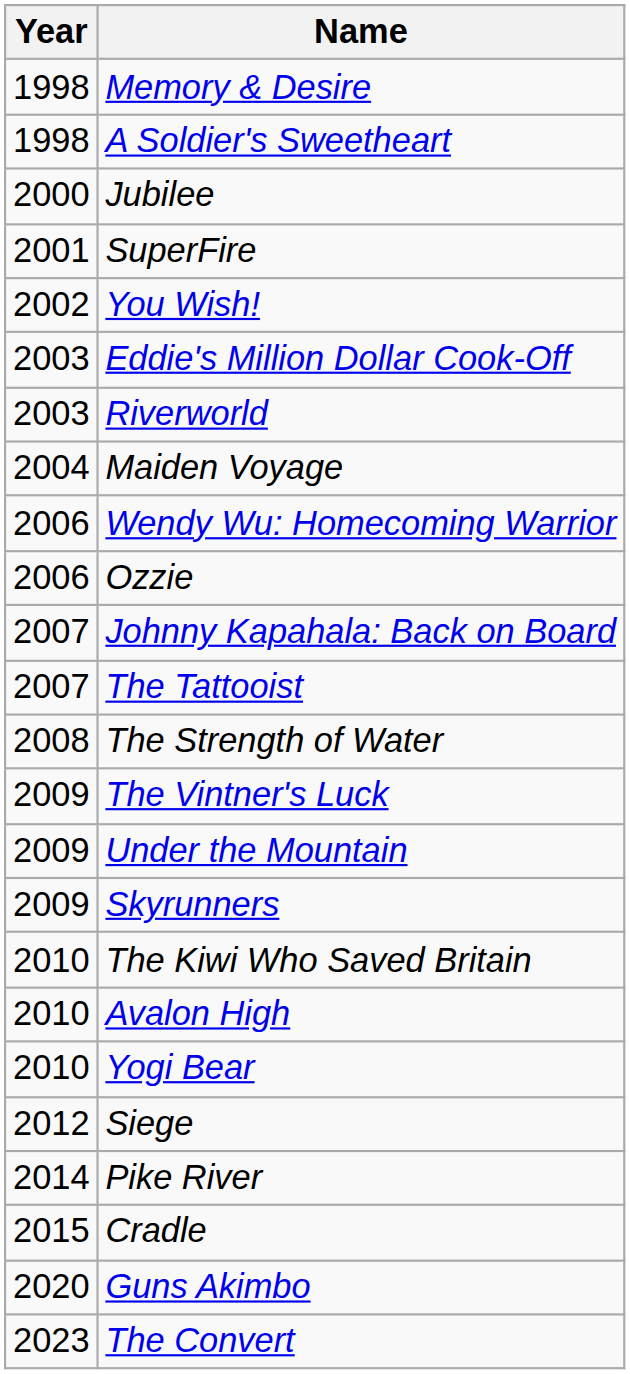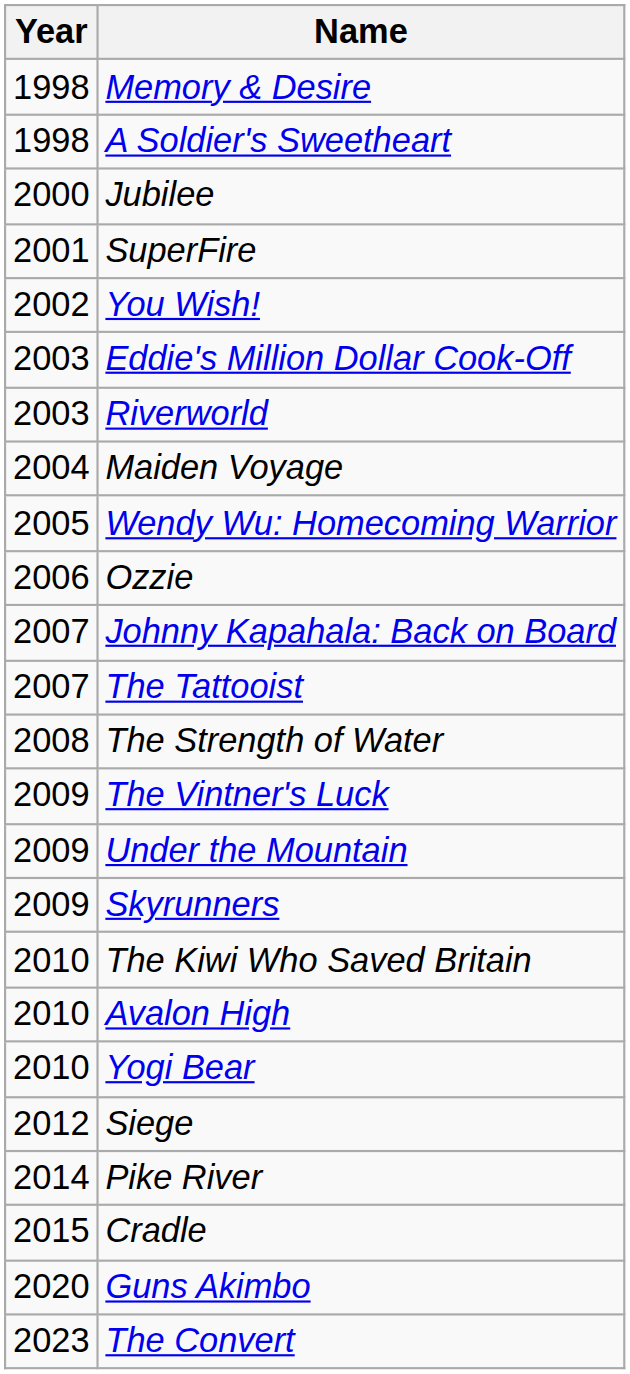(51, 522) 2006 -> (51, 522) 2005
